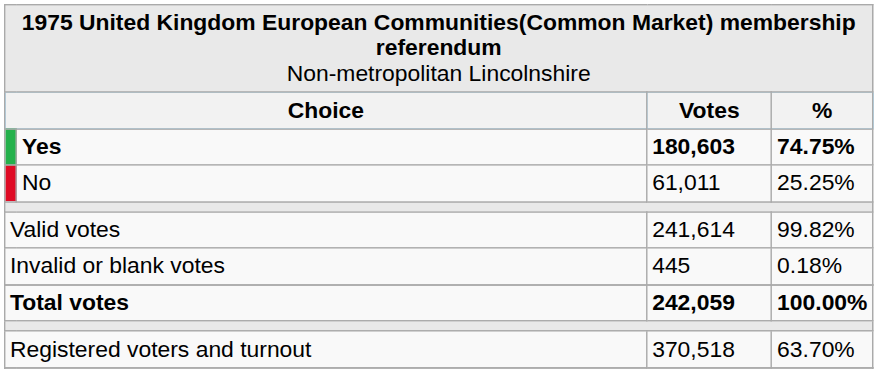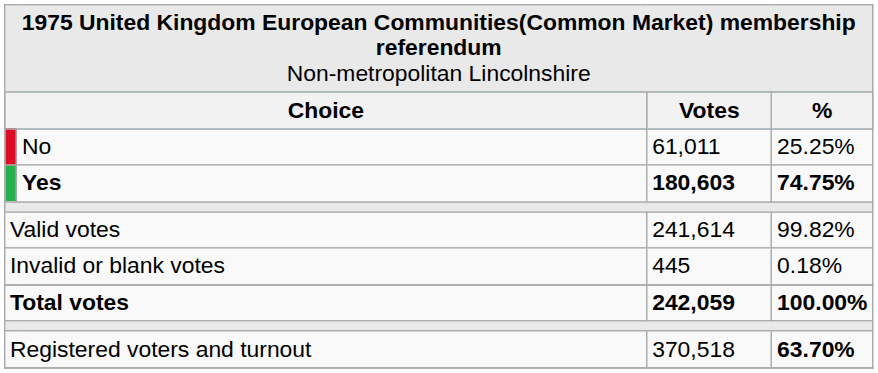rows swapped: (42, 146) <-> (37, 182)
(816, 349) normal -> (816, 349) bold
